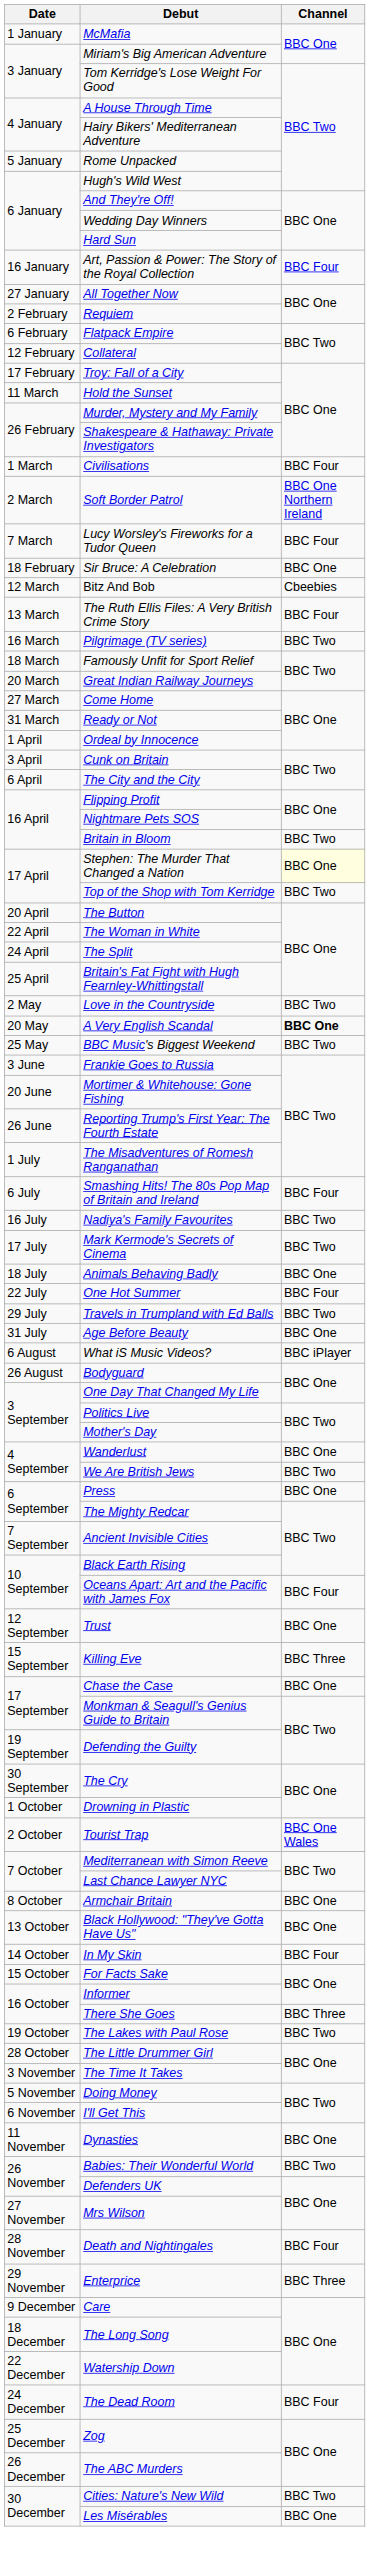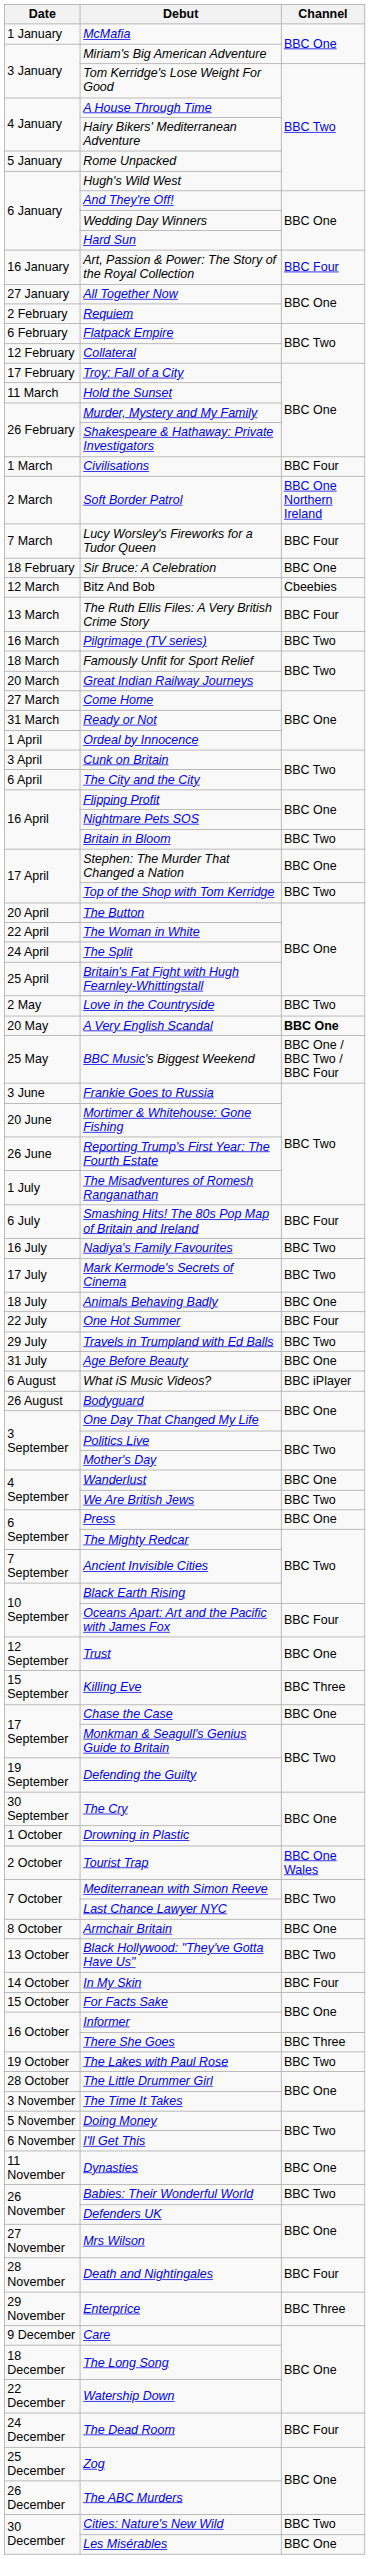(310, 866) lightyellow background -> (310, 866) no background
(310, 1045) BBC Two -> (314, 1059) BBC One / BBC Two / BBC Four
(310, 1927) BBC One -> (310, 1955) BBC Two
